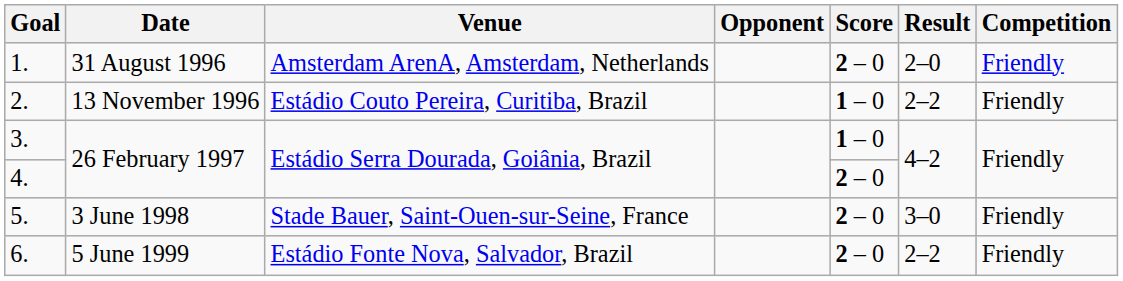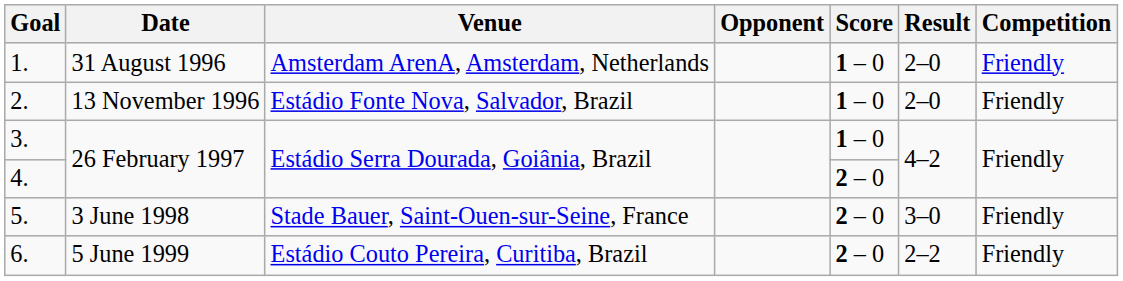(860, 62) 2 – 0 -> (860, 62) 1 – 0
(459, 100) Estádio Couto Pereira, Curitiba, Brazil -> (452, 100) Estádio Fonte Nova, Salvador, Brazil
(923, 100) 2–2 -> (923, 100) 2–0
(452, 255) Estádio Fonte Nova, Salvador, Brazil -> (459, 255) Estádio Couto Pereira, Curitiba, Brazil
